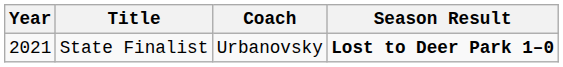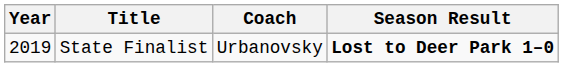(30, 48) 2021 -> (30, 48) 2019
